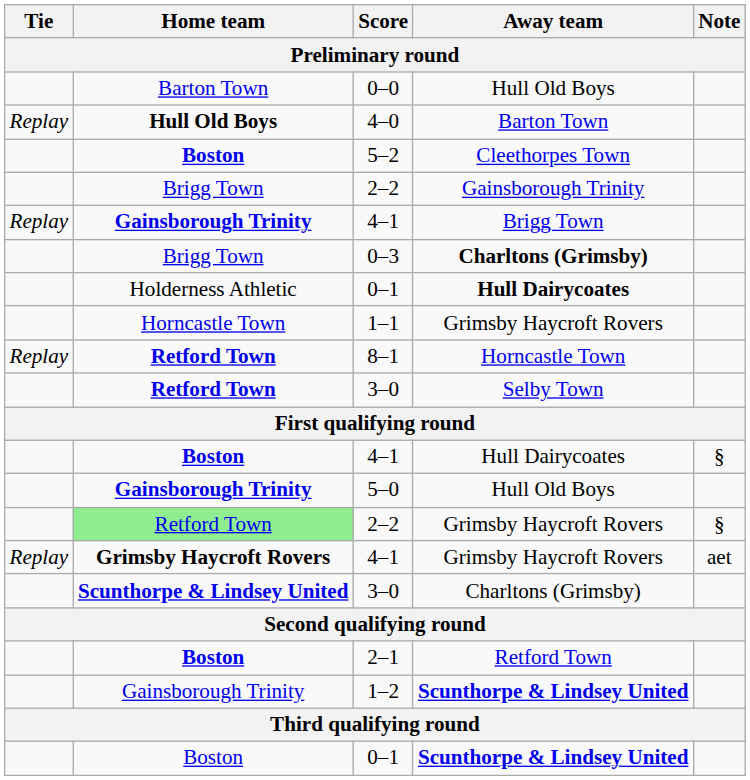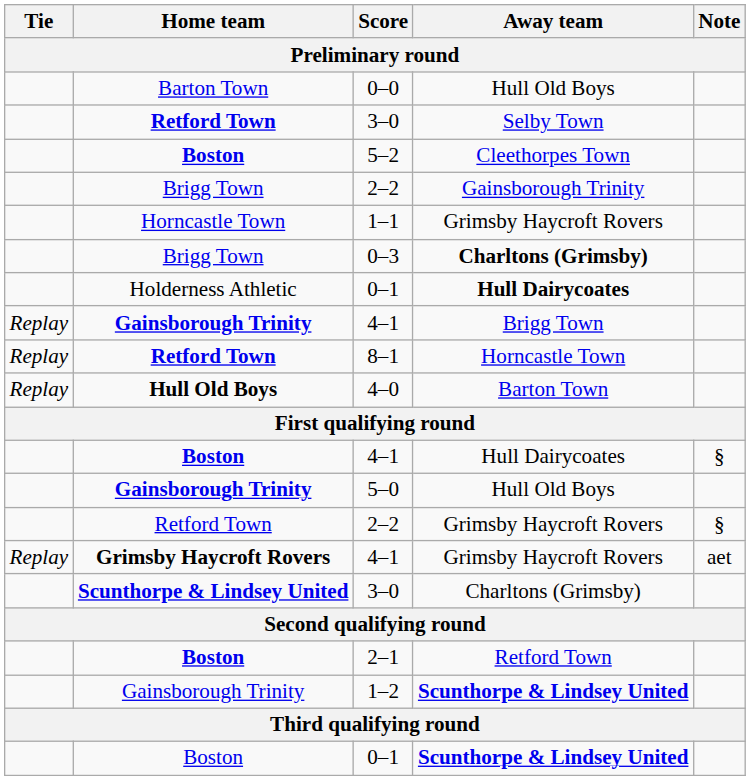rows swapped: (383, 121) <-> (383, 389)
rows swapped: (383, 222) <-> (383, 322)
(213, 523) lightgreen background -> (213, 523) no background
